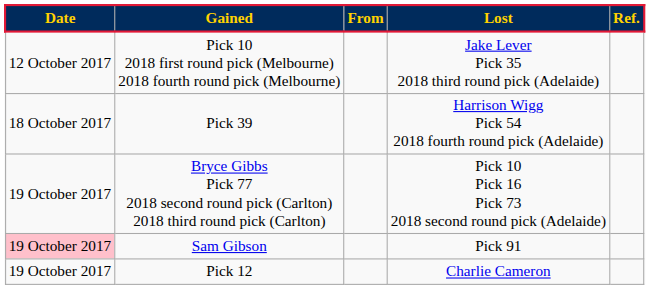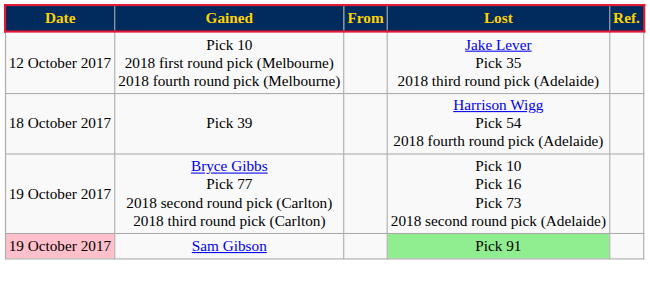(498, 246) no background -> (498, 246) lightgreen background
- row: (229, 271)
